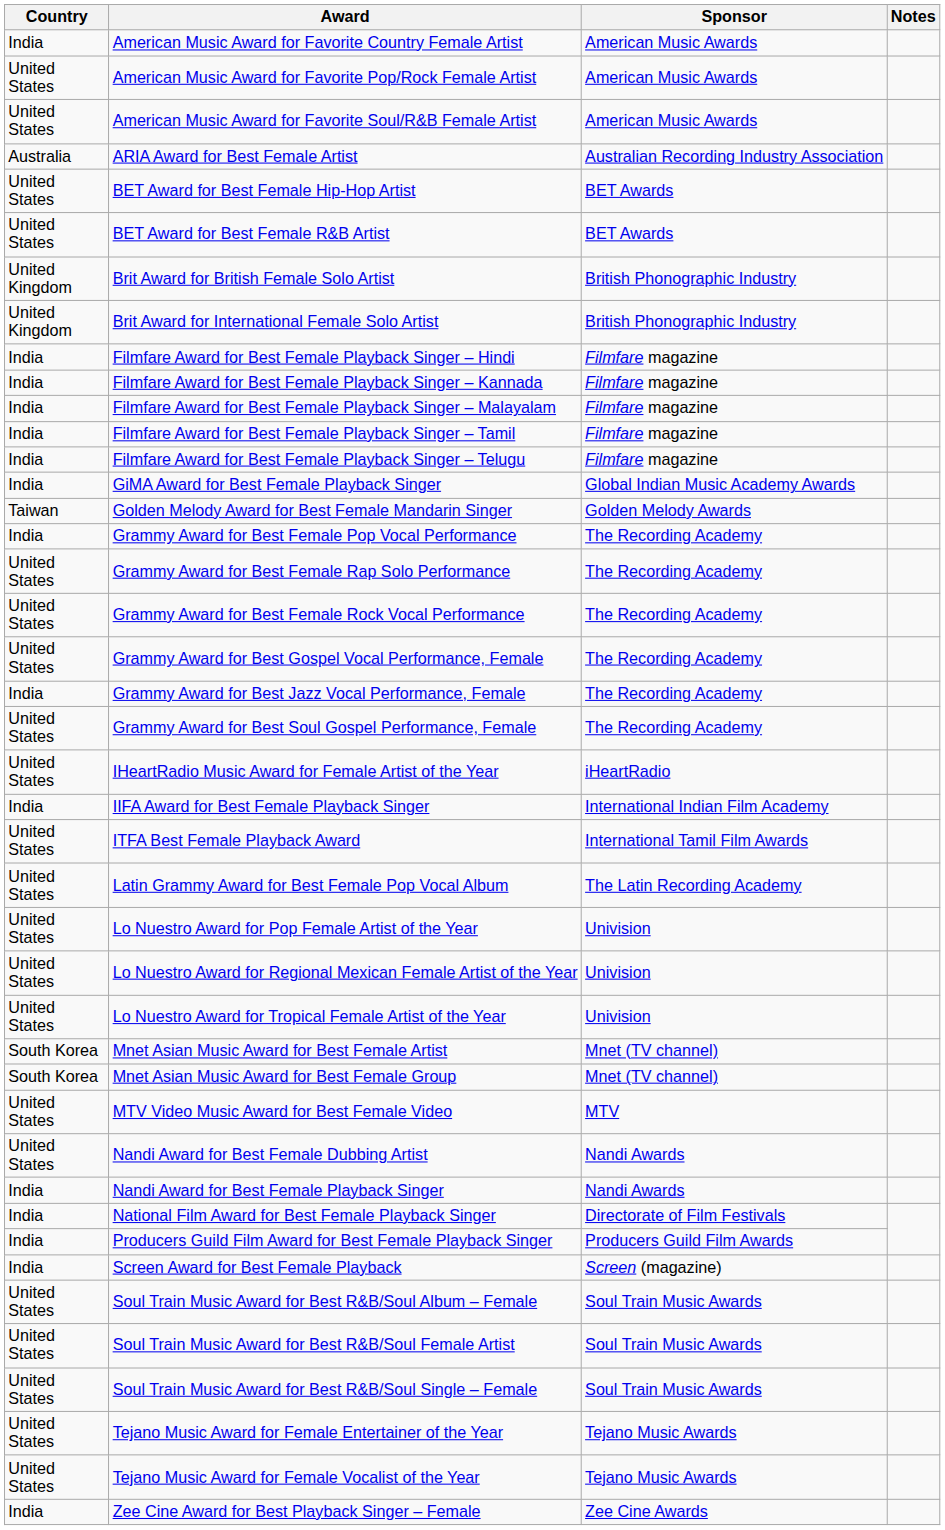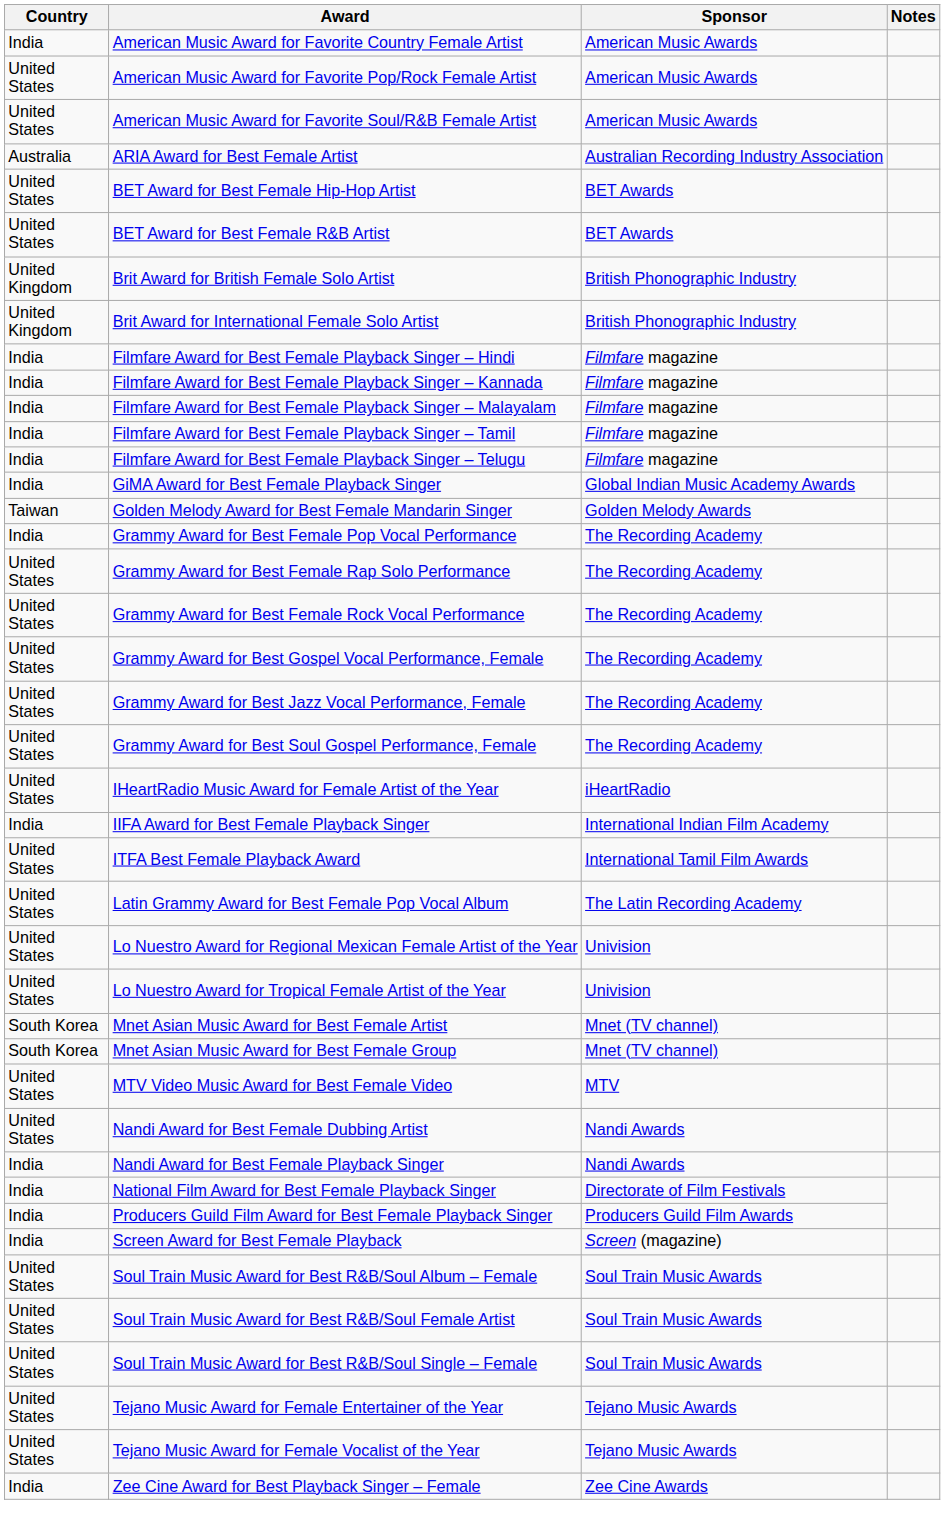(26, 693) India -> (32, 702) United States
- row: (295, 929)
